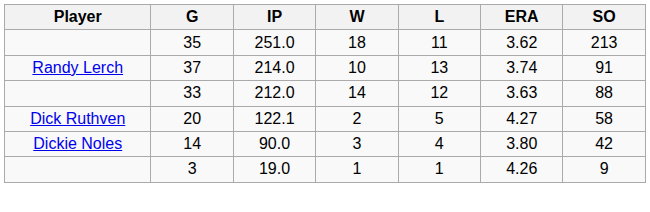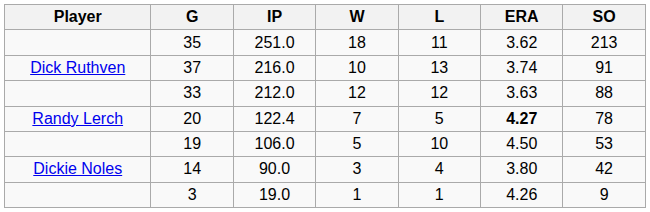(78, 67) Randy Lerch -> (78, 67) Dick Ruthven
(275, 67) 214.0 -> (275, 67) 216.0
(357, 93) 14 -> (357, 93) 12
(78, 118) Dick Ruthven -> (78, 118) Randy Lerch
(275, 118) 122.1 -> (275, 118) 122.4
(357, 118) 2 -> (357, 118) 7
(522, 118) normal -> (522, 118) bold
(604, 118) 58 -> (604, 118) 78
+ row: (192, 144)
